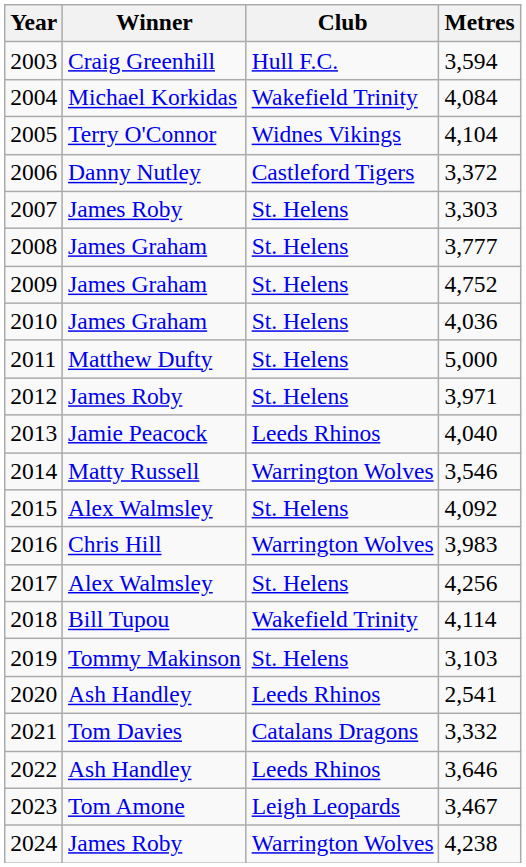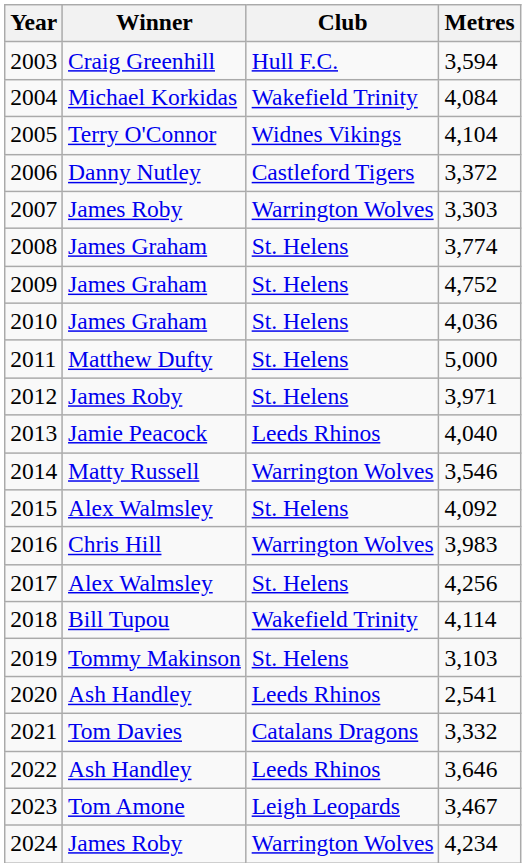(300, 209) St. Helens -> (343, 209) Warrington Wolves
(471, 246) 3,777 -> (471, 246) 3,774
(471, 843) 4,238 -> (471, 843) 4,234
